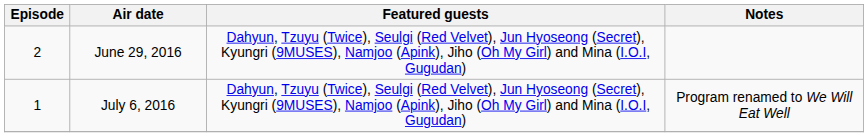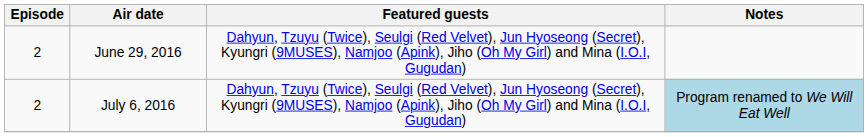(37, 105) 1 -> (37, 105) 2
(764, 105) no background -> (764, 105) lightblue background
